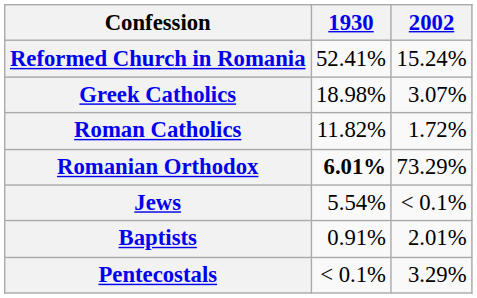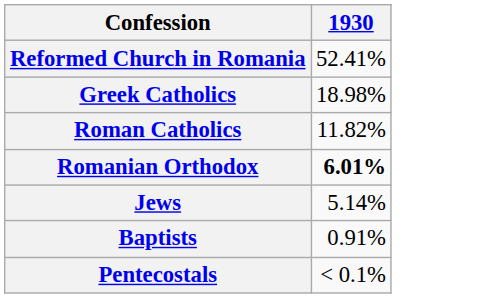- column: (432, 22)
(357, 202) 5.54% -> (357, 202) 5.14%
